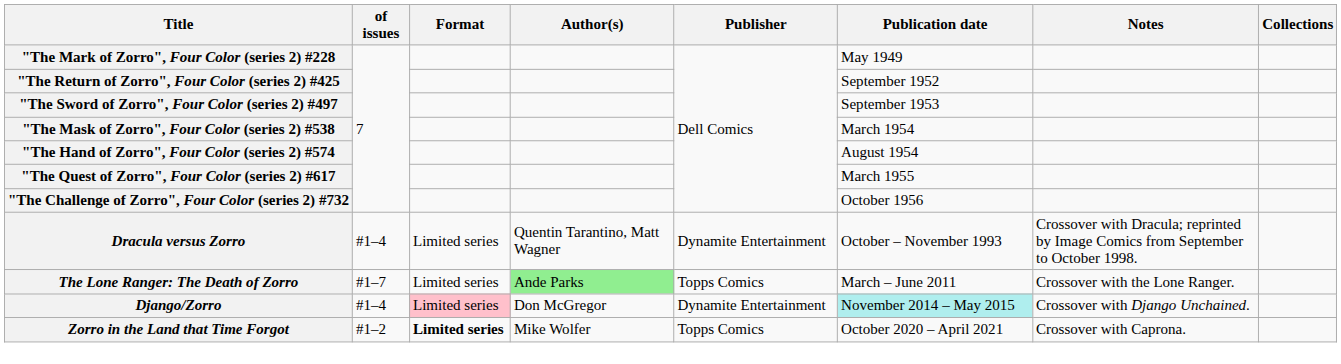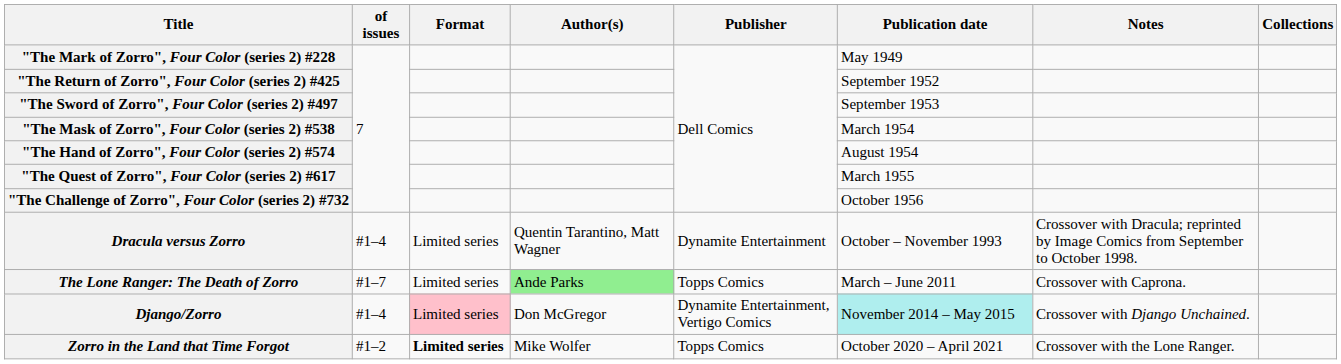(1135, 281) Crossover with the Lone Ranger. -> (1111, 281) Crossover with Caprona.
(752, 305) Dynamite Entertainment -> (753, 314) Dynamite Entertainment, Vertigo Comics
(1111, 329) Crossover with Caprona. -> (1135, 346) Crossover with the Lone Ranger.
